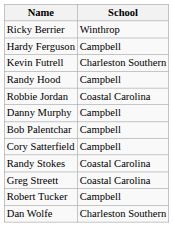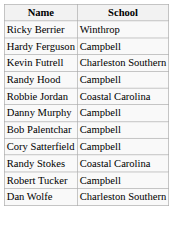- row: (32, 180)
